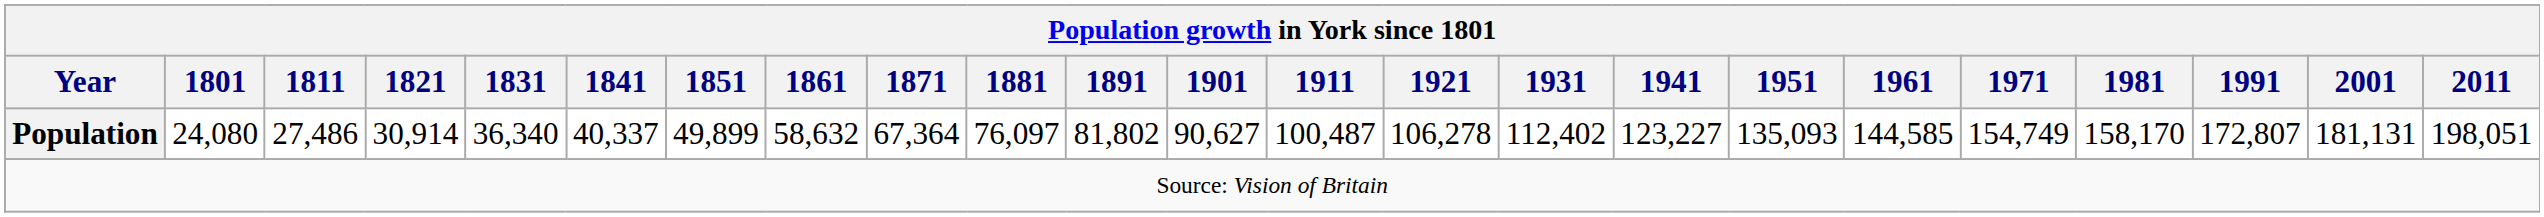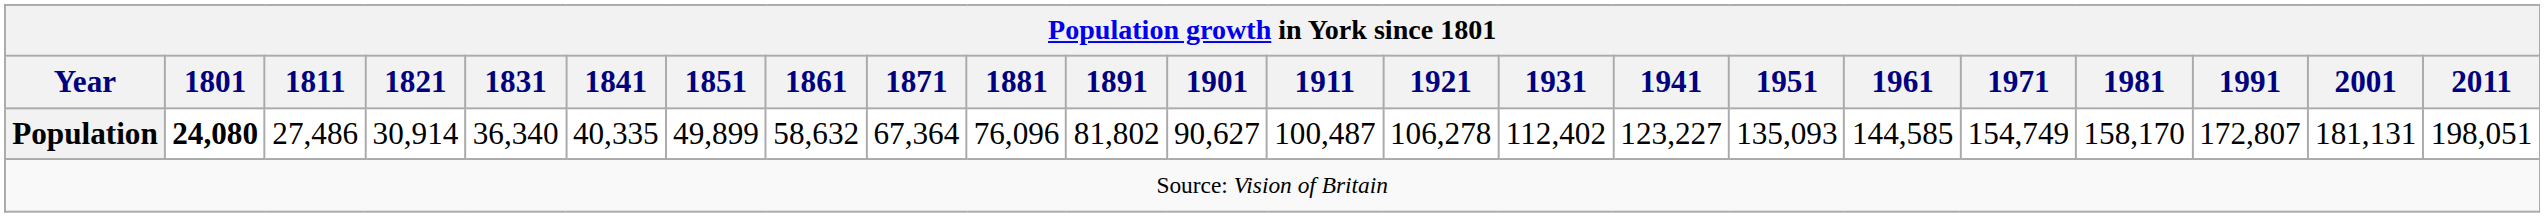(215, 133) normal -> (215, 133) bold
(616, 133) 40,337 -> (616, 133) 40,335
(1017, 133) 76,097 -> (1017, 133) 76,096
